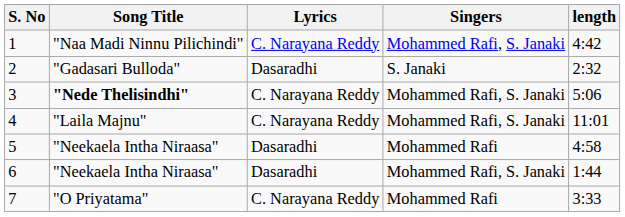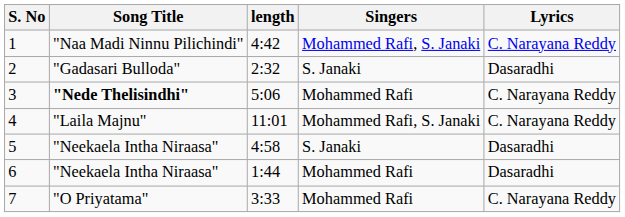columns swapped: (315, 17) <-> (594, 17)
(476, 95) Mohammed Rafi, S. Janaki -> (358, 95) Mohammed Rafi
(442, 146) Mohammed Rafi -> (332, 146) S. Janaki
(476, 172) Mohammed Rafi, S. Janaki -> (358, 172) Mohammed Rafi
